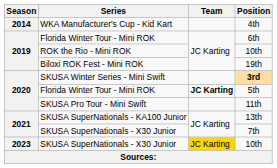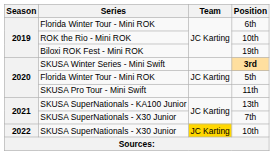- row: (106, 24)
(212, 90) bold -> (210, 77) normal
(21, 143) 2023 -> (21, 130) 2022
